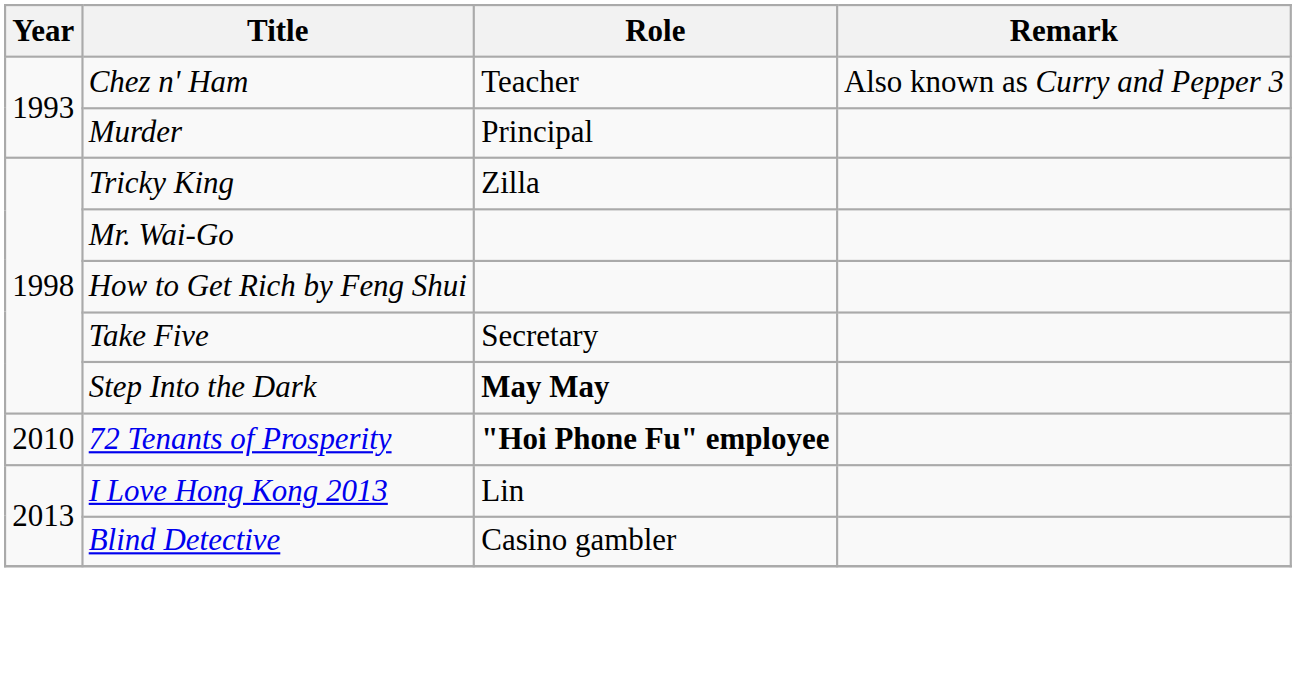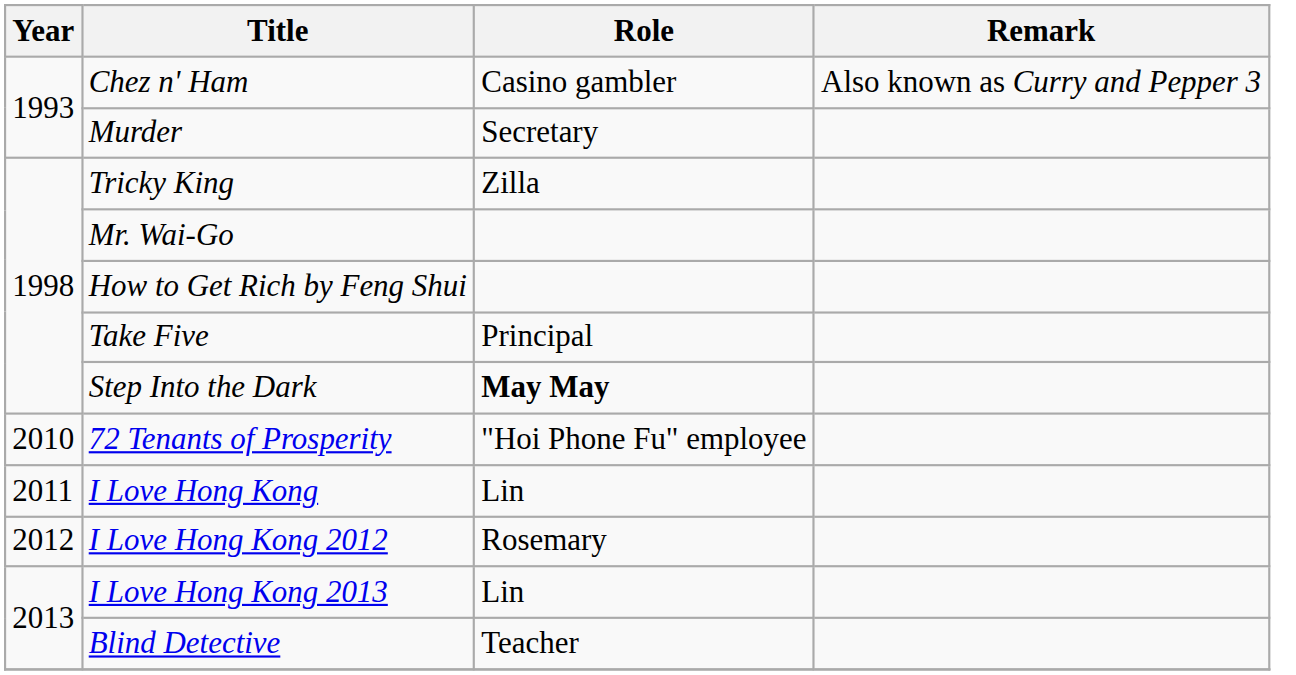(530, 81) Teacher -> (579, 81) Casino gambler
(537, 132) Principal -> (540, 132) Secretary
(540, 336) Secretary -> (537, 336) Principal
(655, 438) bold -> (644, 438) normal
+ row: (203, 489)
+ row: (238, 541)
(579, 541) Casino gambler -> (530, 643) Teacher
